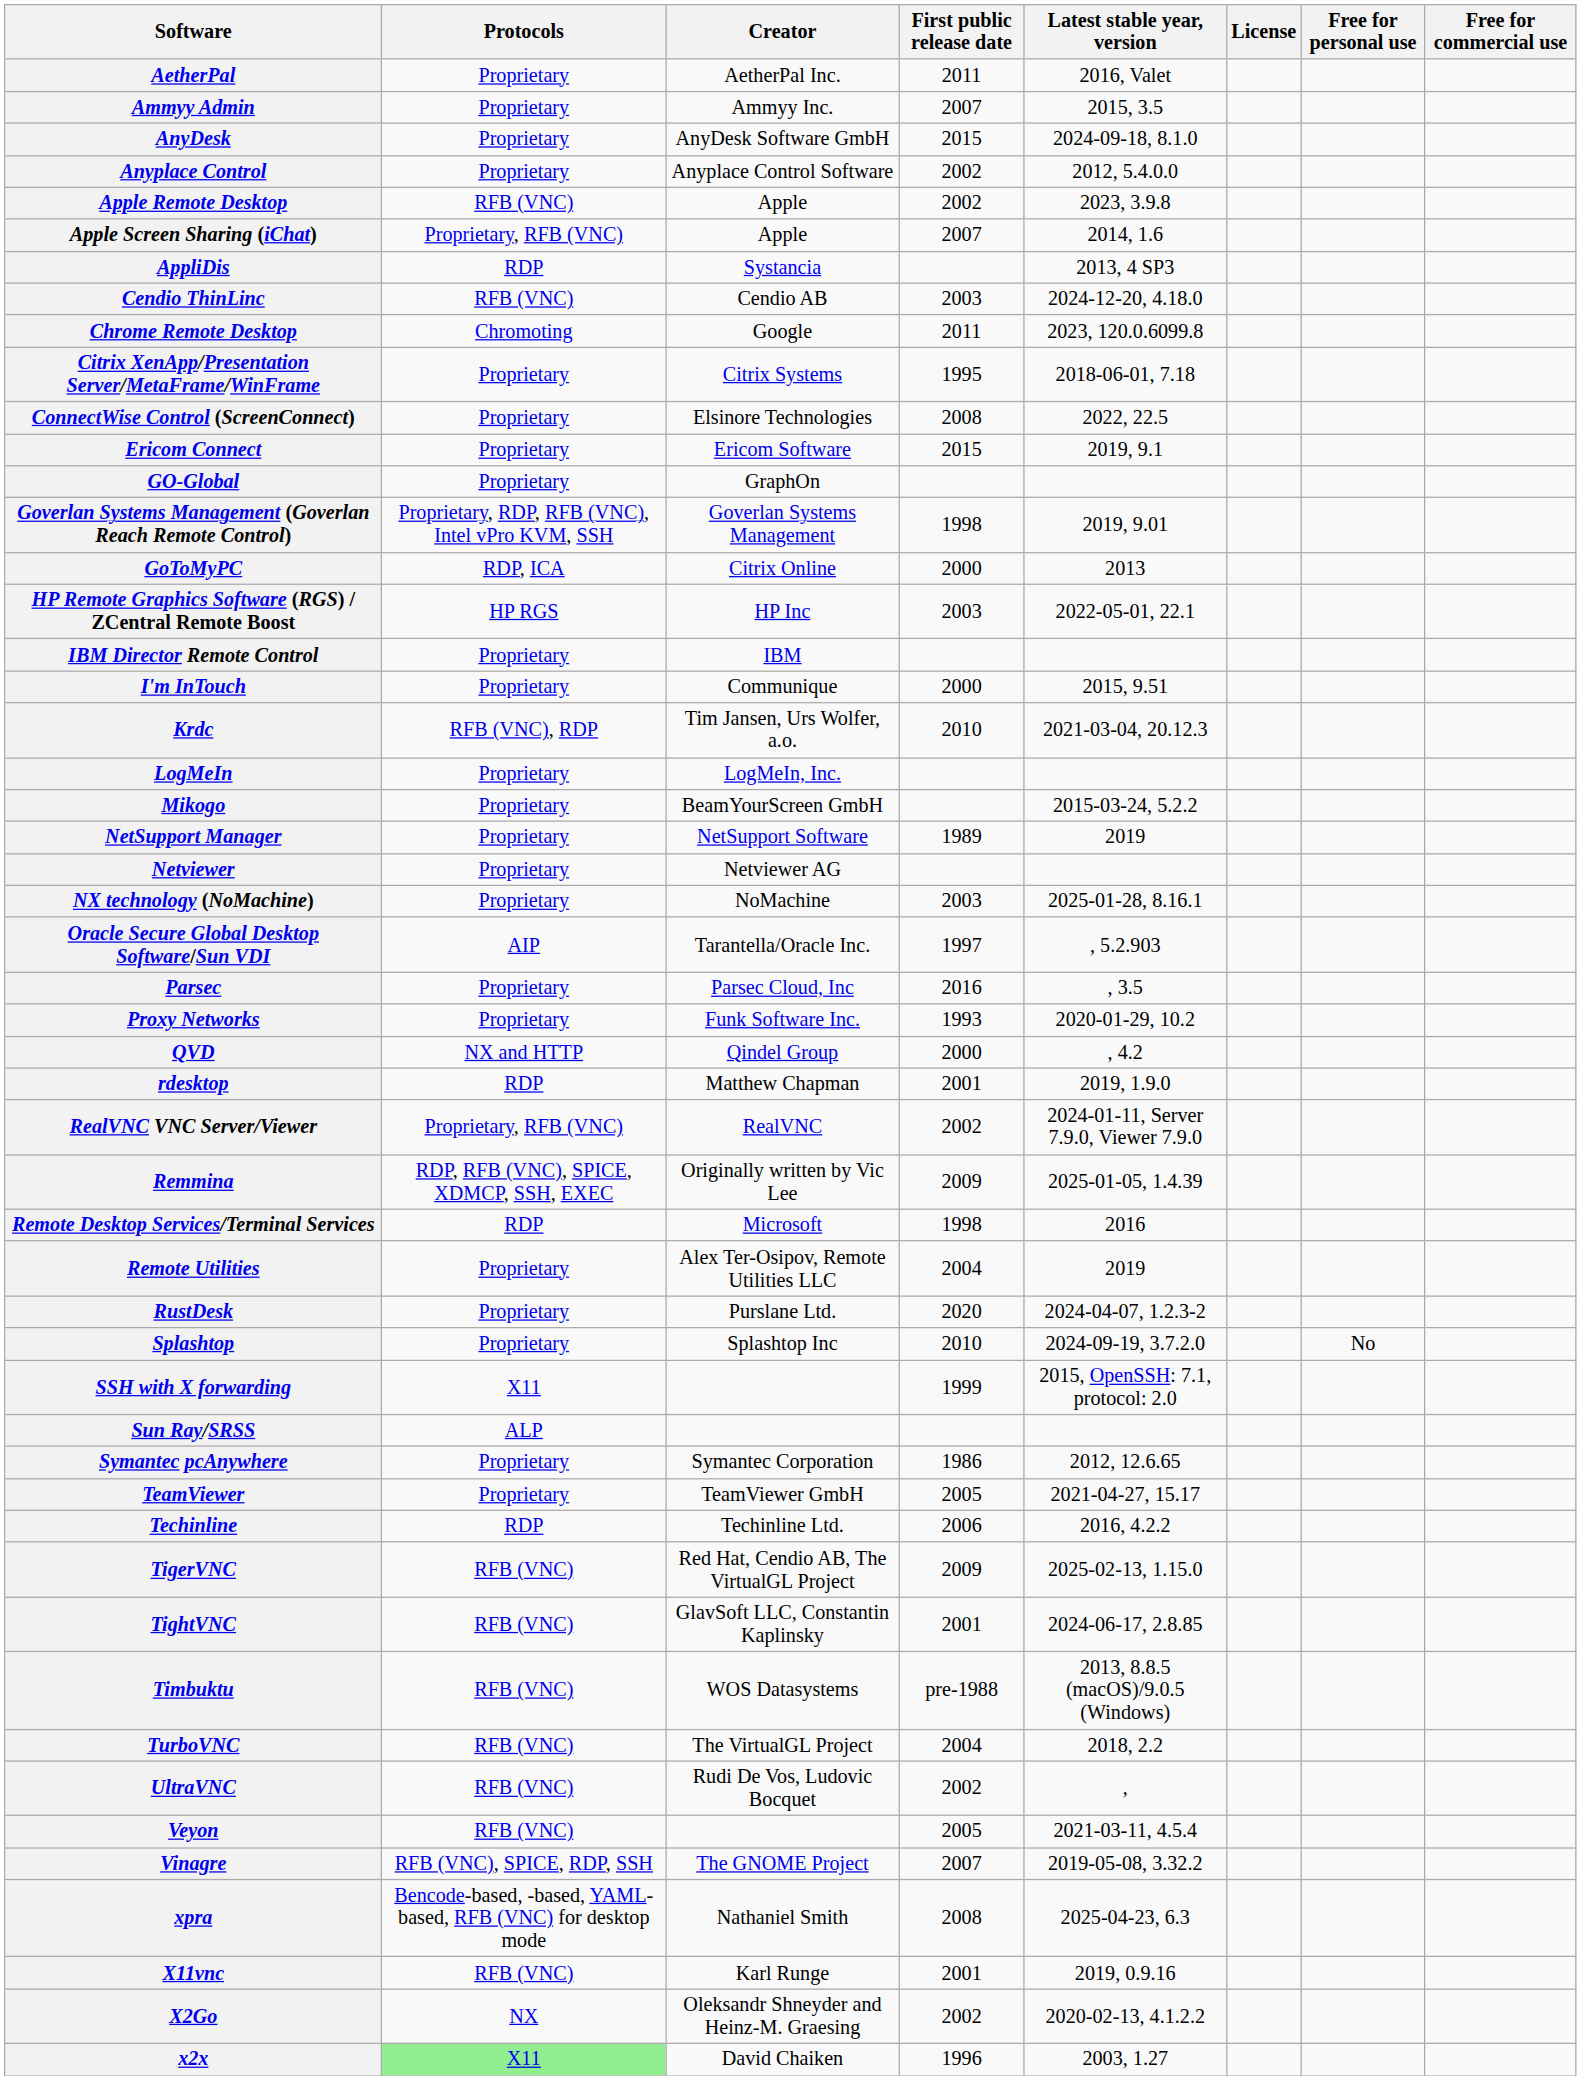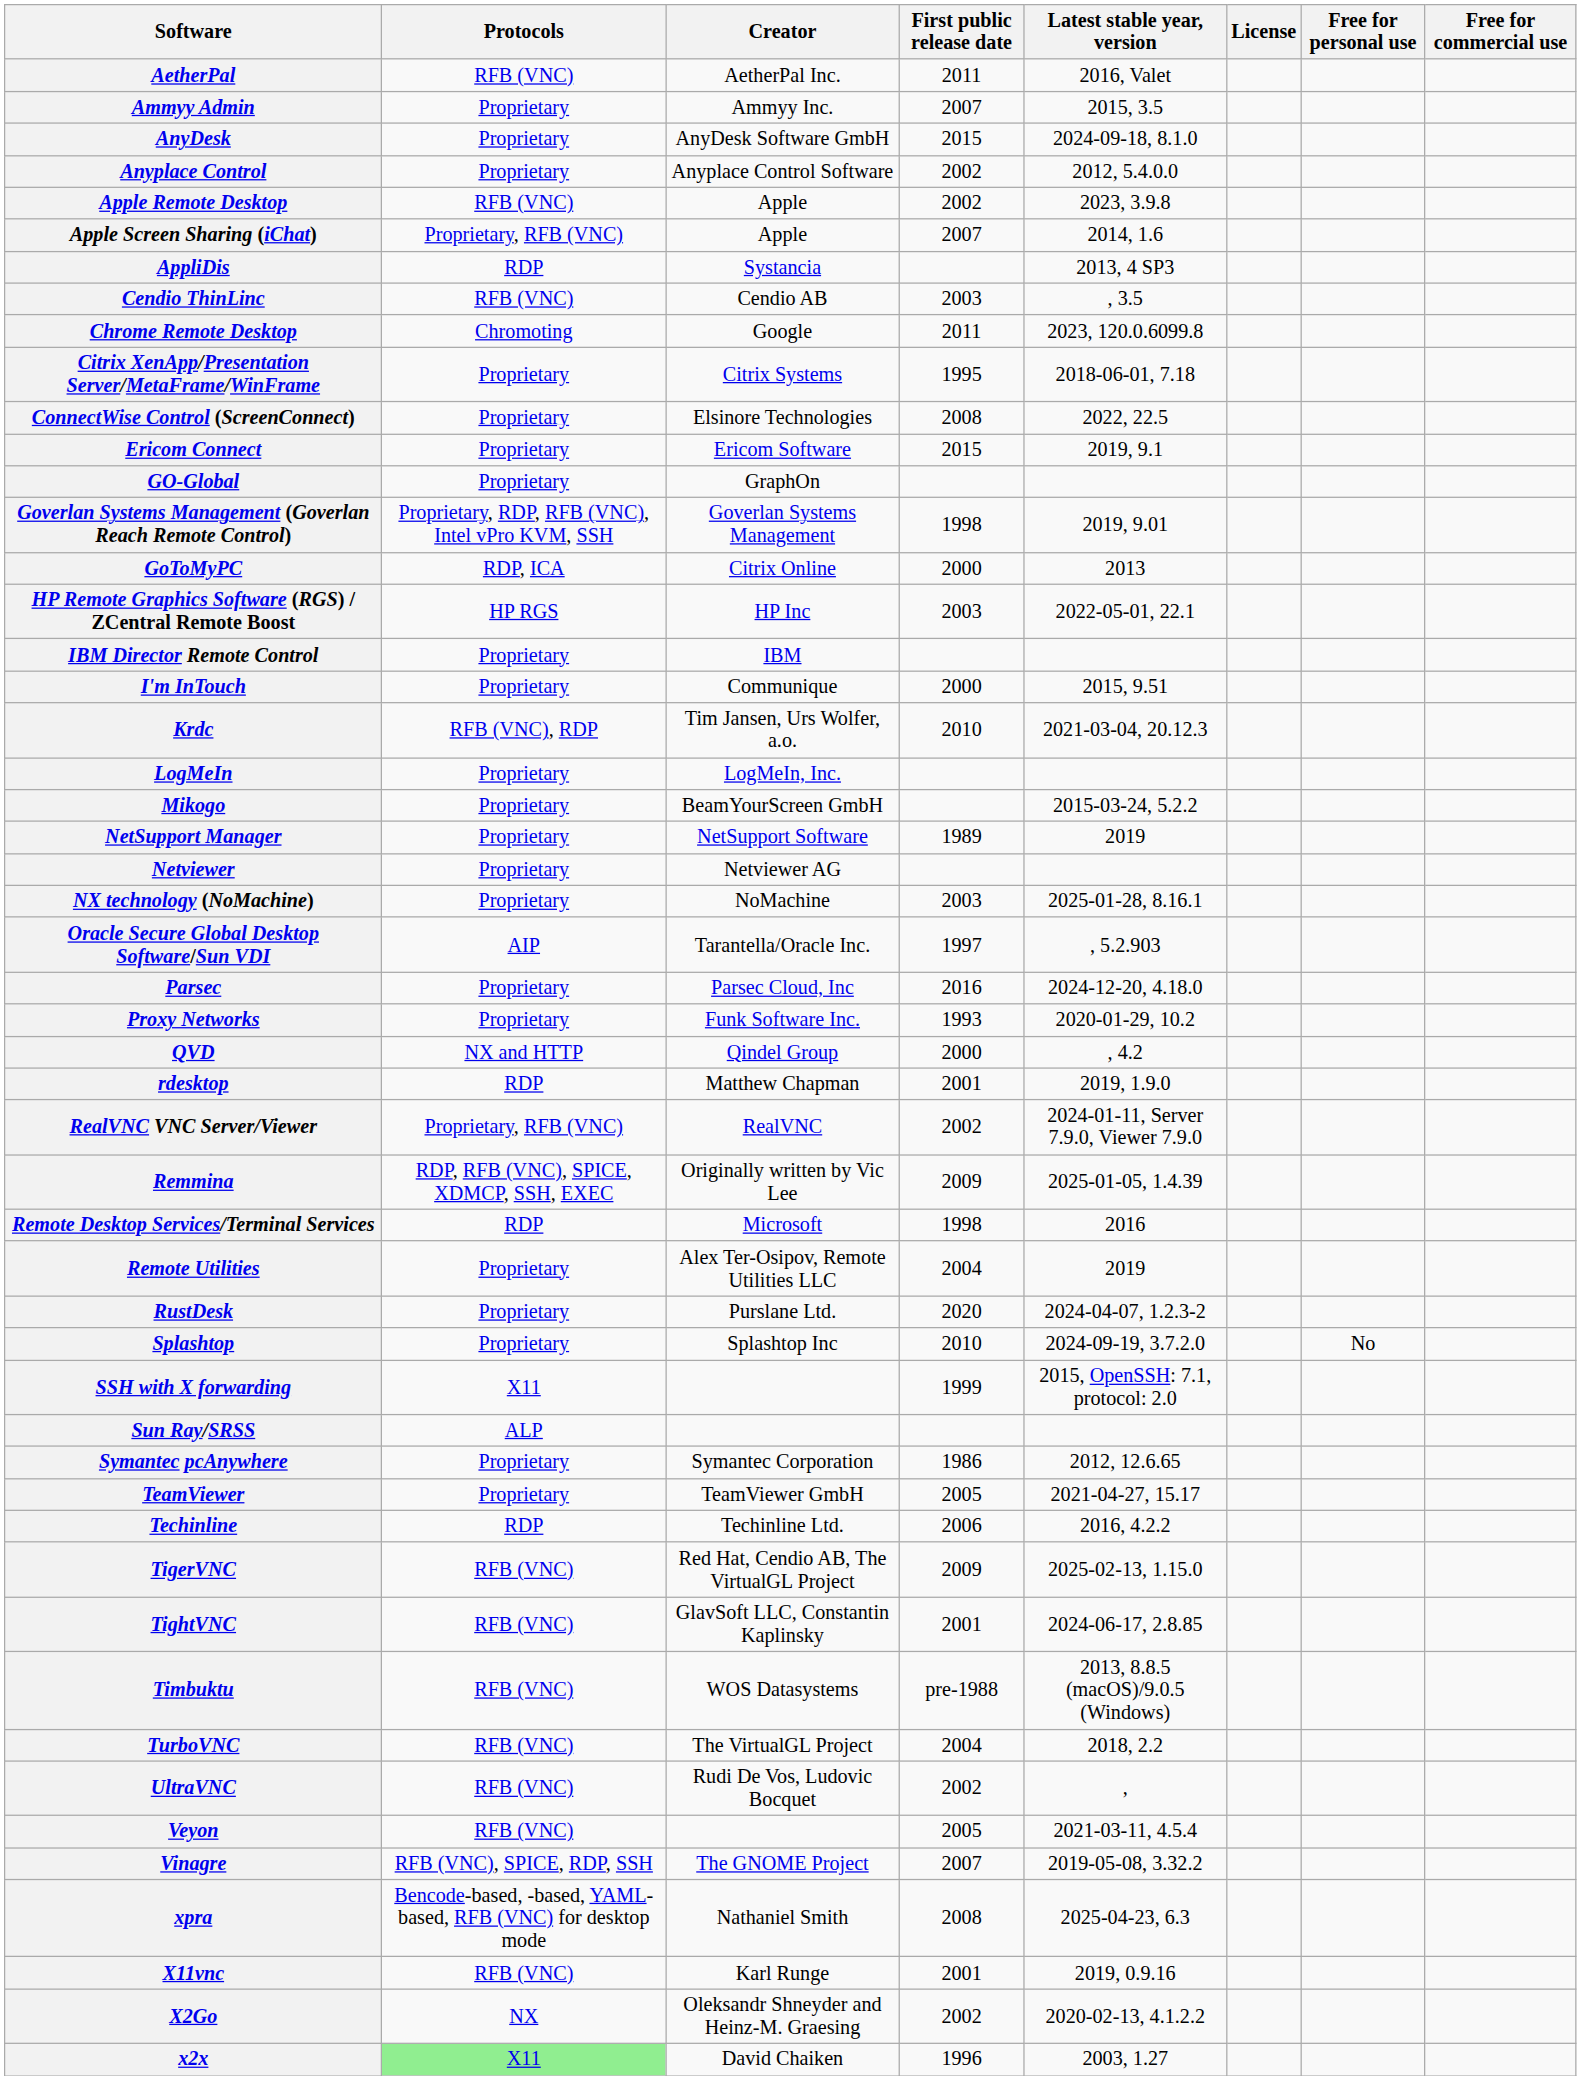(524, 75) Proprietary -> (524, 75) RFB (VNC)
(1125, 298) 2024-12-20, 4.18.0 -> (1125, 298) , 3.5
(1125, 987) , 3.5 -> (1125, 987) 2024-12-20, 4.18.0
